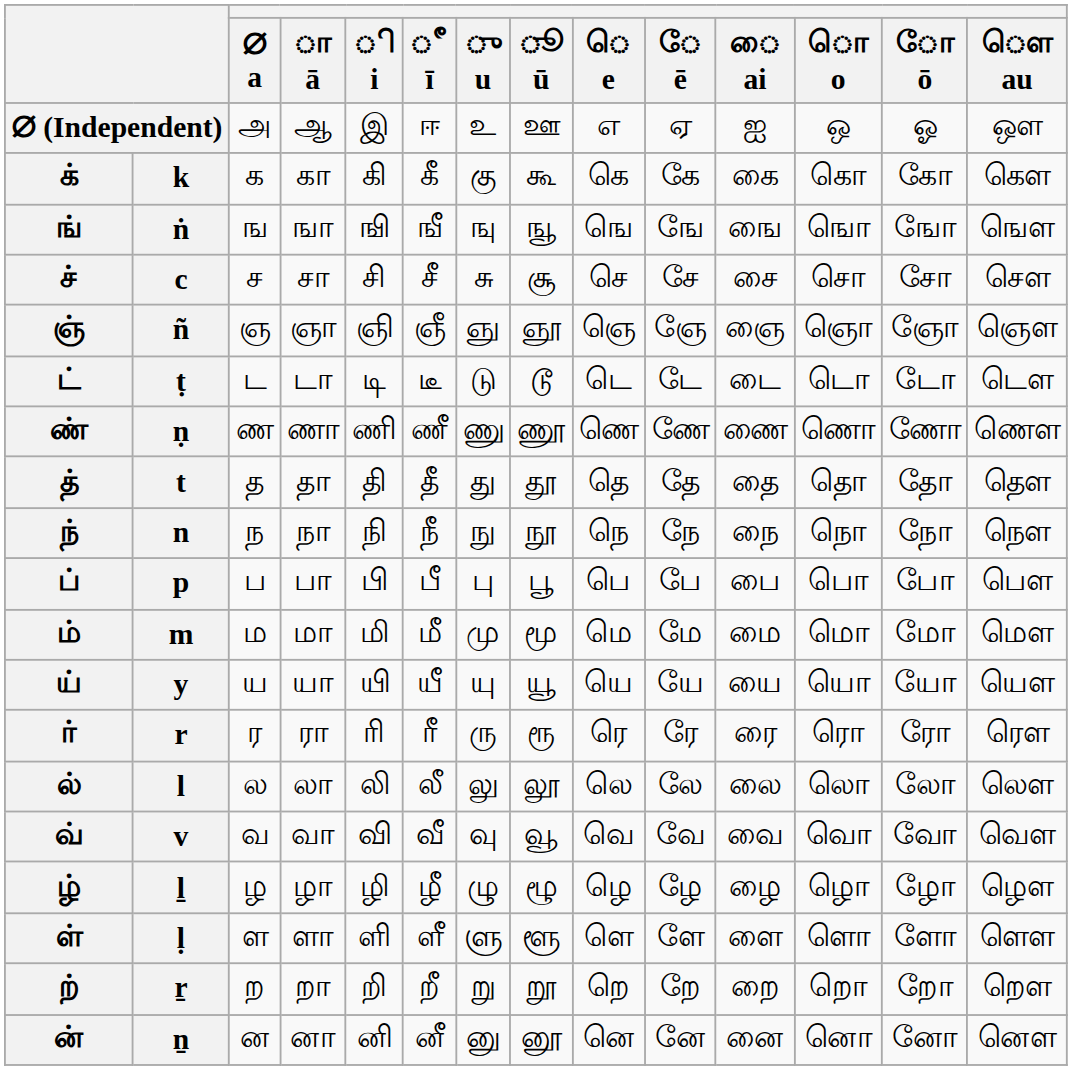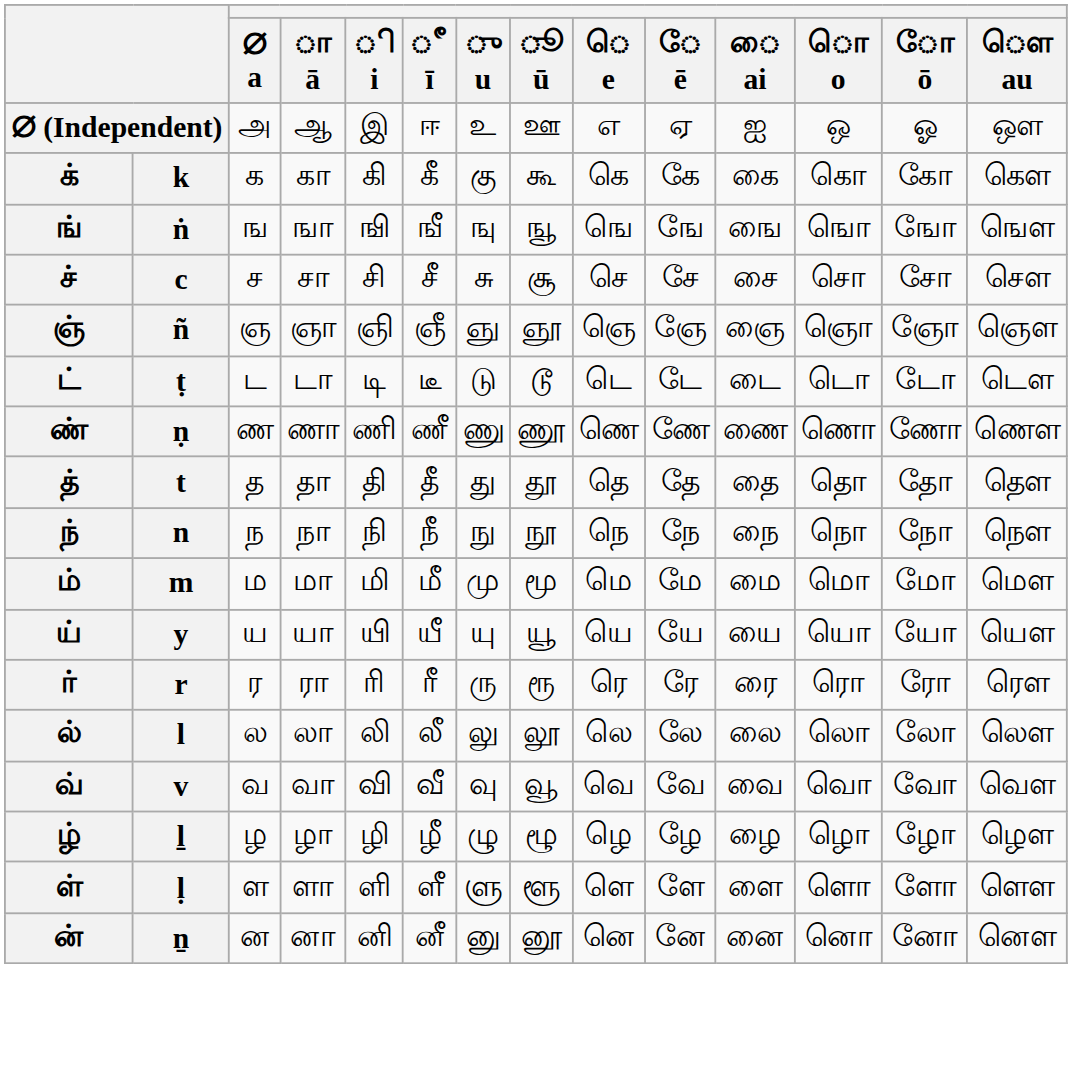- row: (69, 581)
- row: (69, 986)
